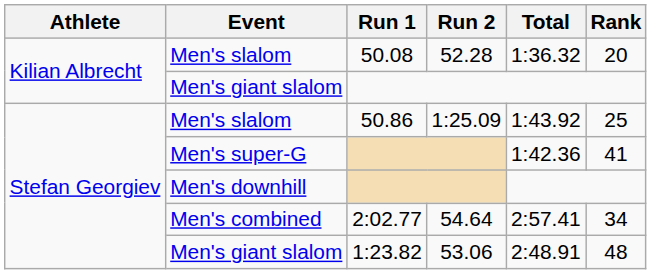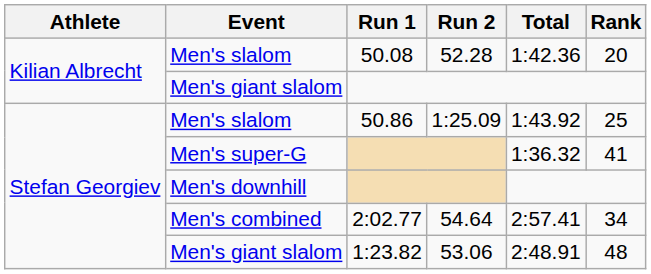(546, 55) 1:36.32 -> (546, 55) 1:42.36
(546, 154) 1:42.36 -> (546, 154) 1:36.32
